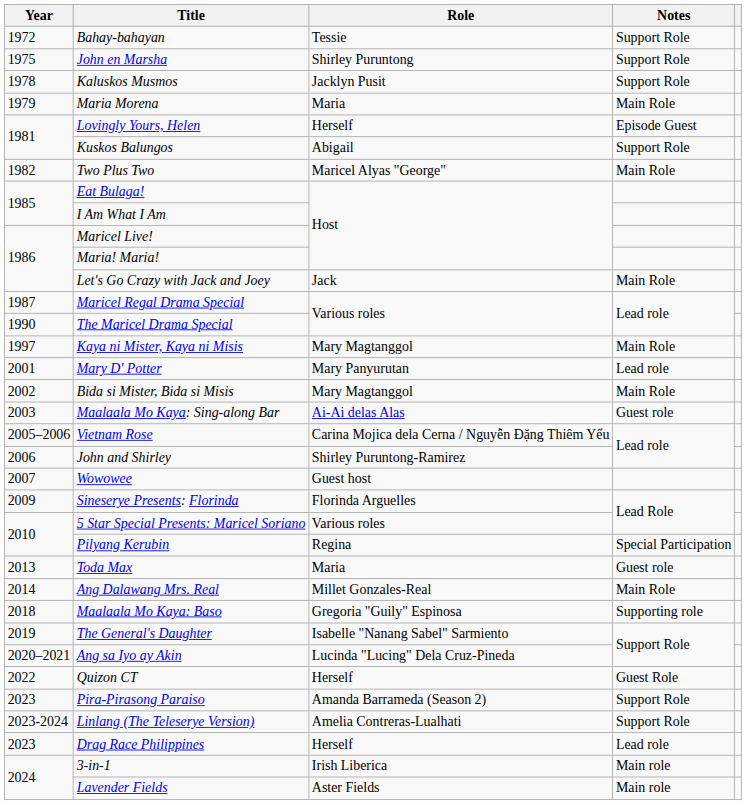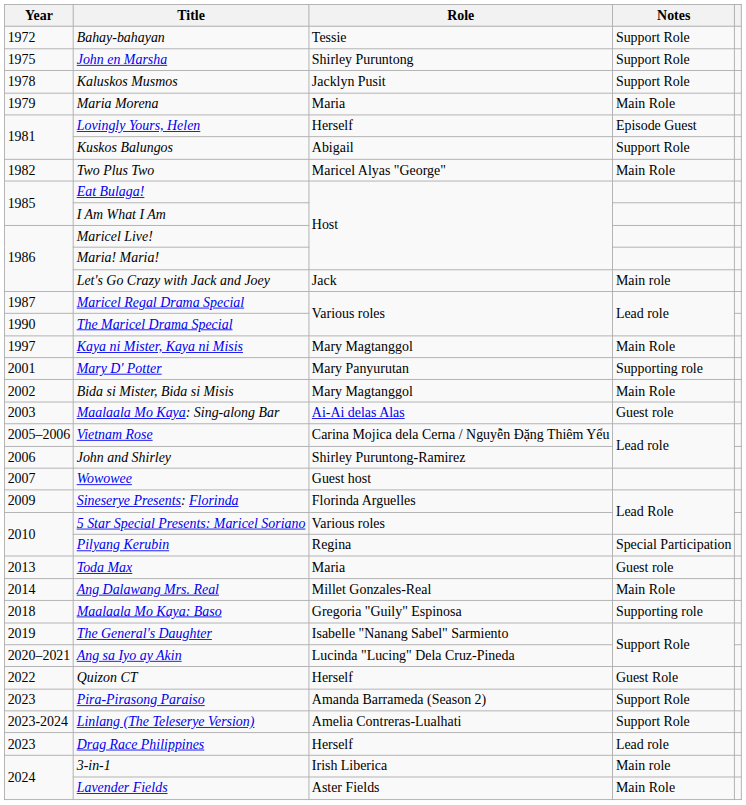(646, 280) Main Role -> (643, 280) Main role
(642, 368) Lead role -> (659, 368) Supporting role
(643, 788) Main role -> (646, 788) Main Role
